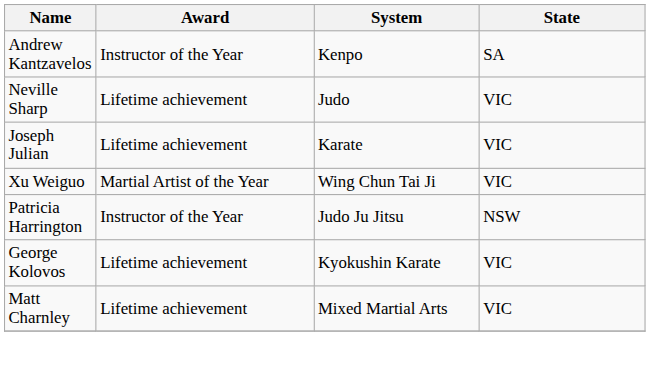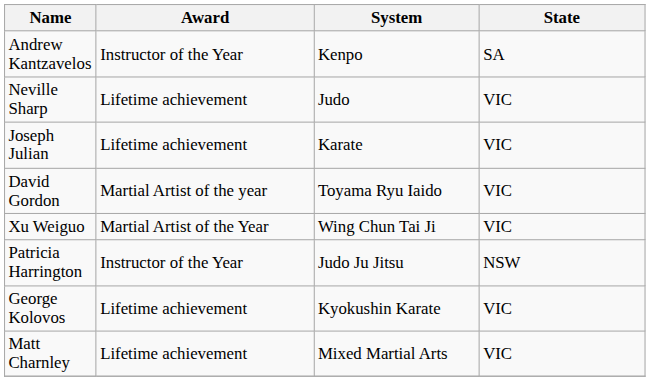+ row: (34, 190)
